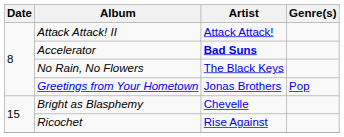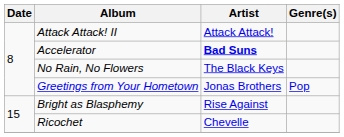(226, 104) Chevelle -> (236, 104) Rise Against
(236, 123) Rise Against -> (226, 123) Chevelle
